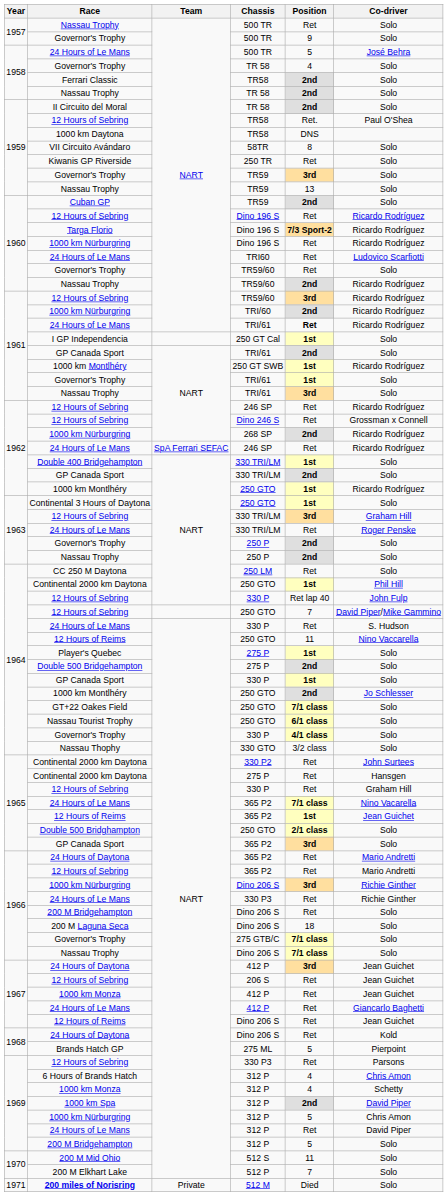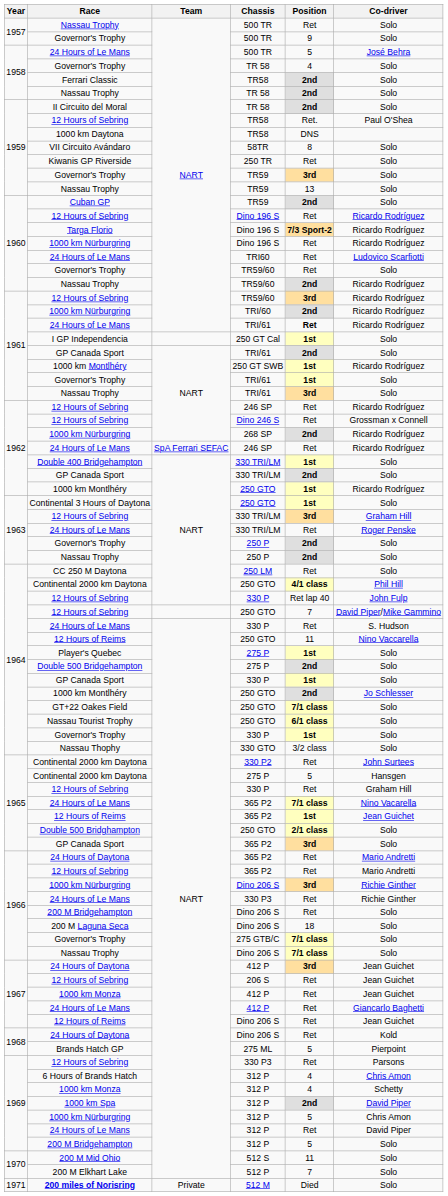(310, 585) 1st -> (310, 585) 4/1 class
(310, 735) 4/1 class -> (310, 735) 1st
(310, 776) Ret -> (310, 776) 5
